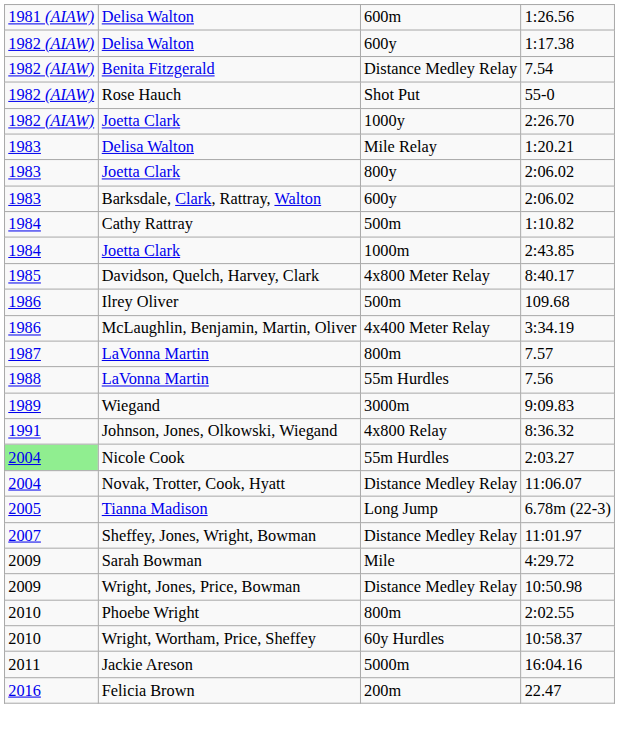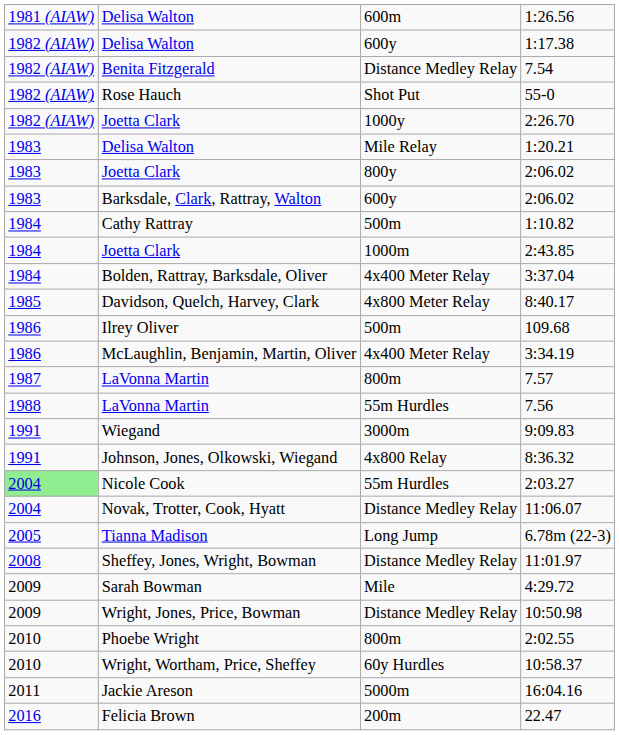+ row: (215, 276)
(25, 405) 1989 -> (25, 431) 1991
(25, 535) 2007 -> (25, 560) 2008
